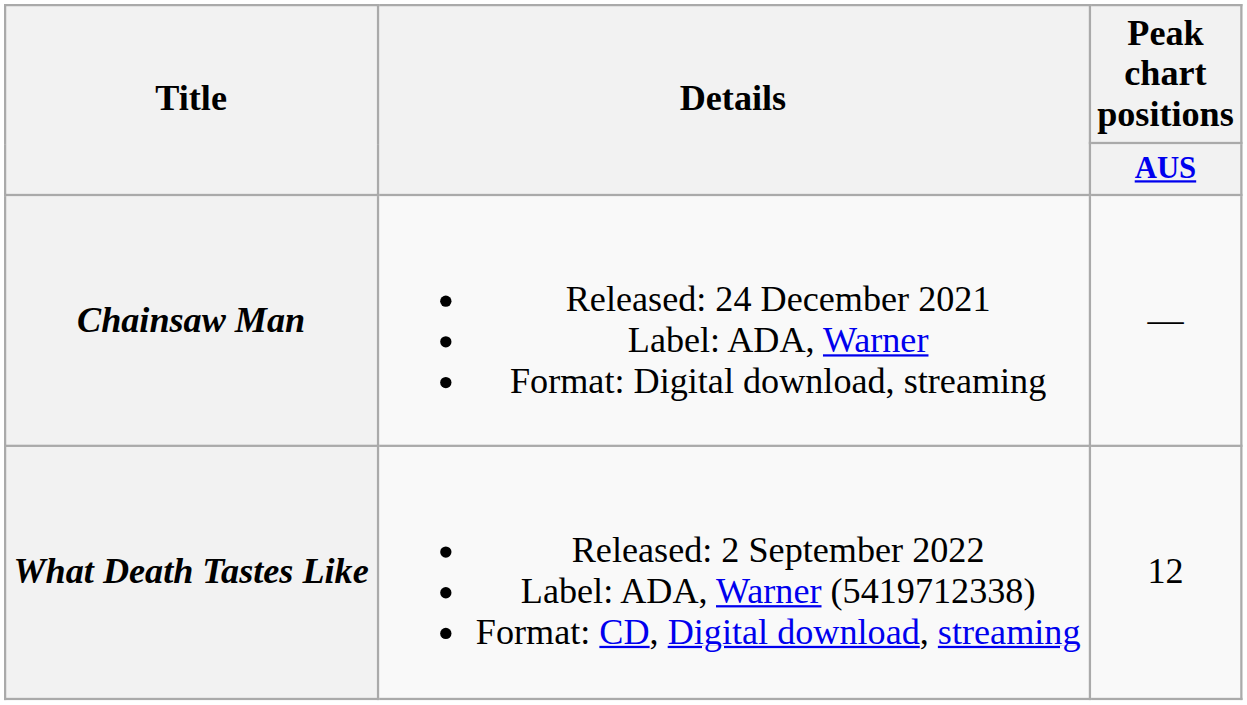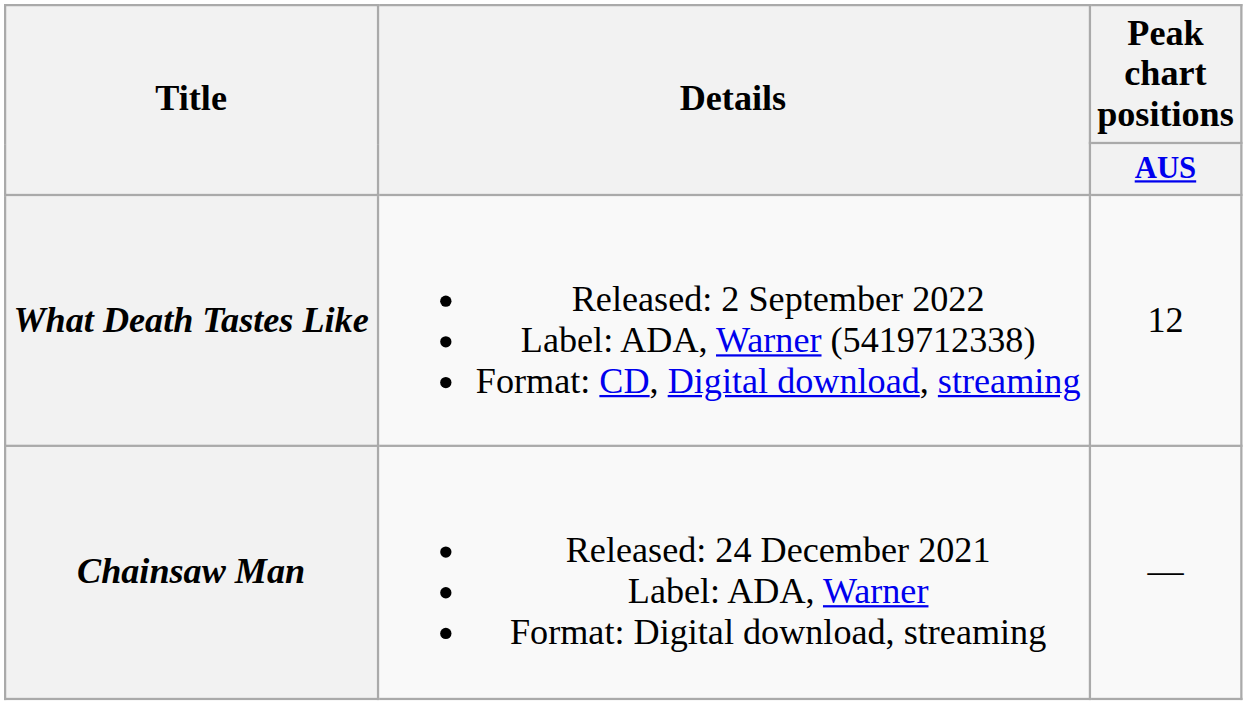rows swapped: (191, 319) <-> (191, 571)
